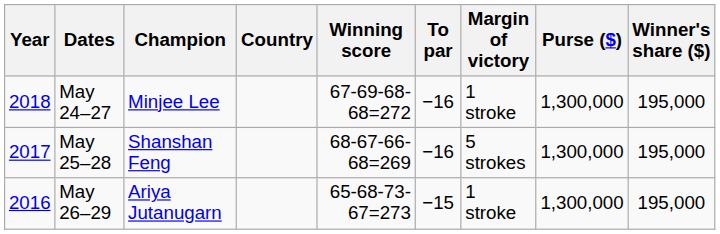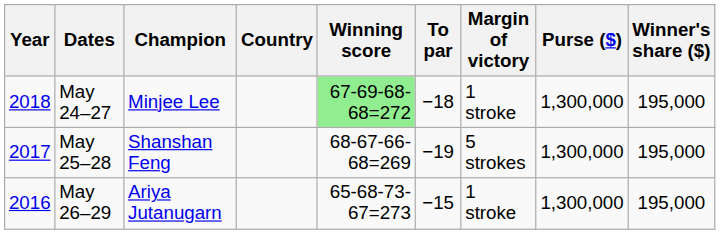(370, 101) no background -> (370, 101) lightgreen background
(438, 101) −16 -> (438, 101) −18
(438, 152) −16 -> (438, 152) −19
